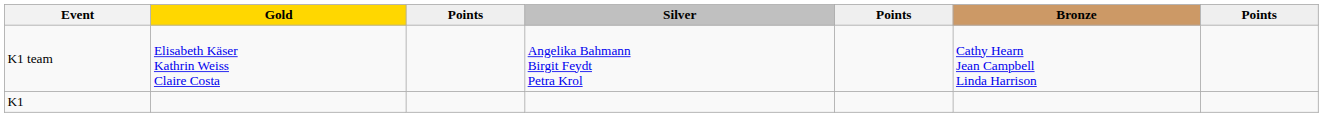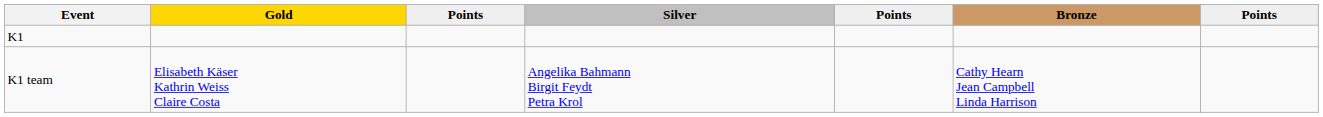rows swapped: (16, 101) <-> (30, 58)
